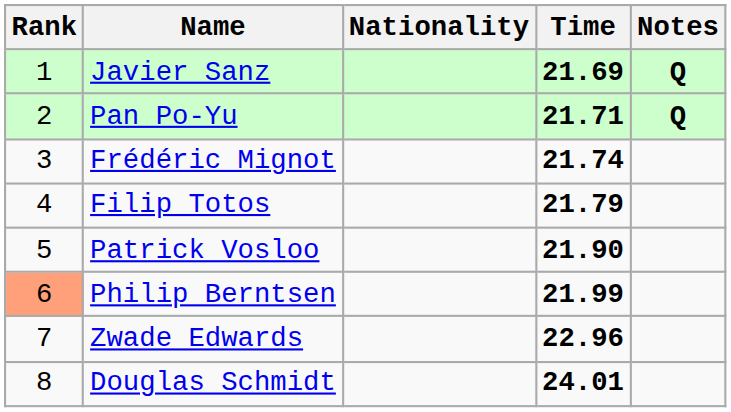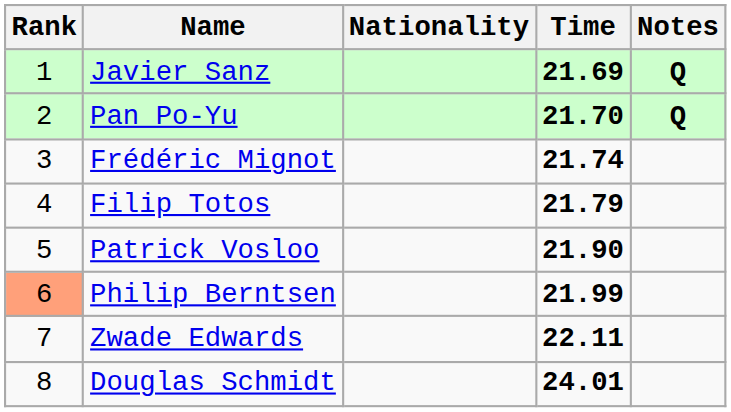(583, 116) 21.71 -> (583, 116) 21.70
(583, 339) 22.96 -> (583, 339) 22.11
